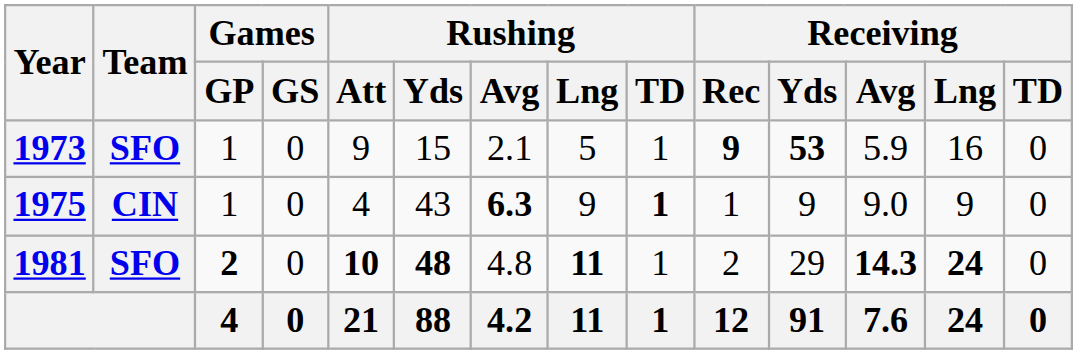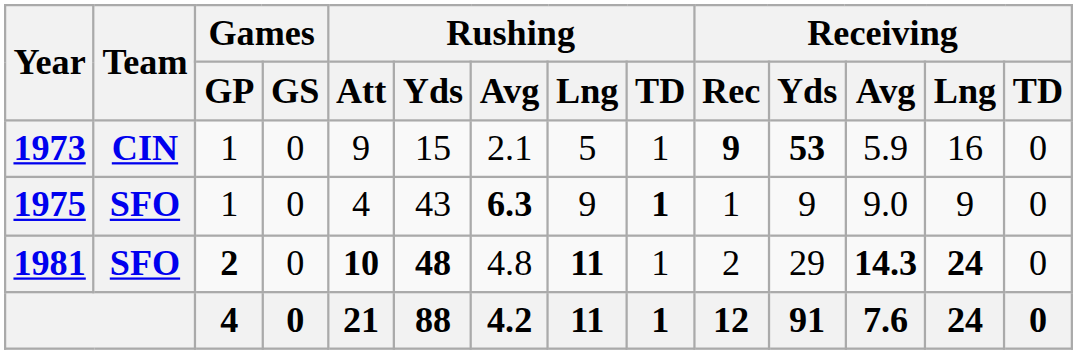(145, 147) SFO -> (145, 147) CIN
(145, 205) CIN -> (145, 205) SFO
